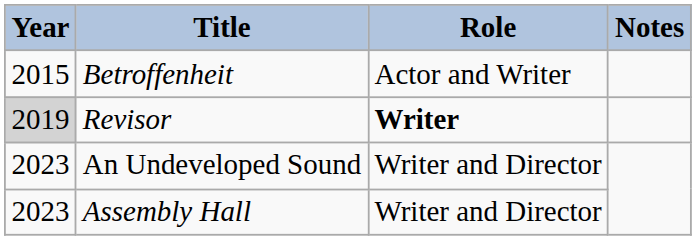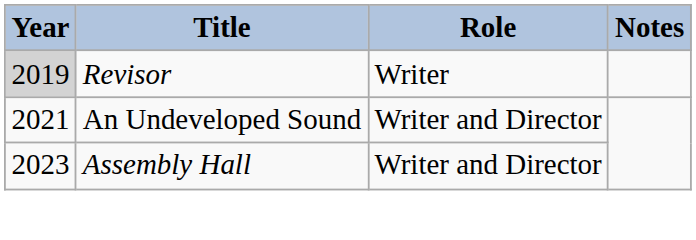- row: (158, 73)
(417, 119) bold -> (412, 73) normal
(41, 165) 2023 -> (41, 119) 2021
